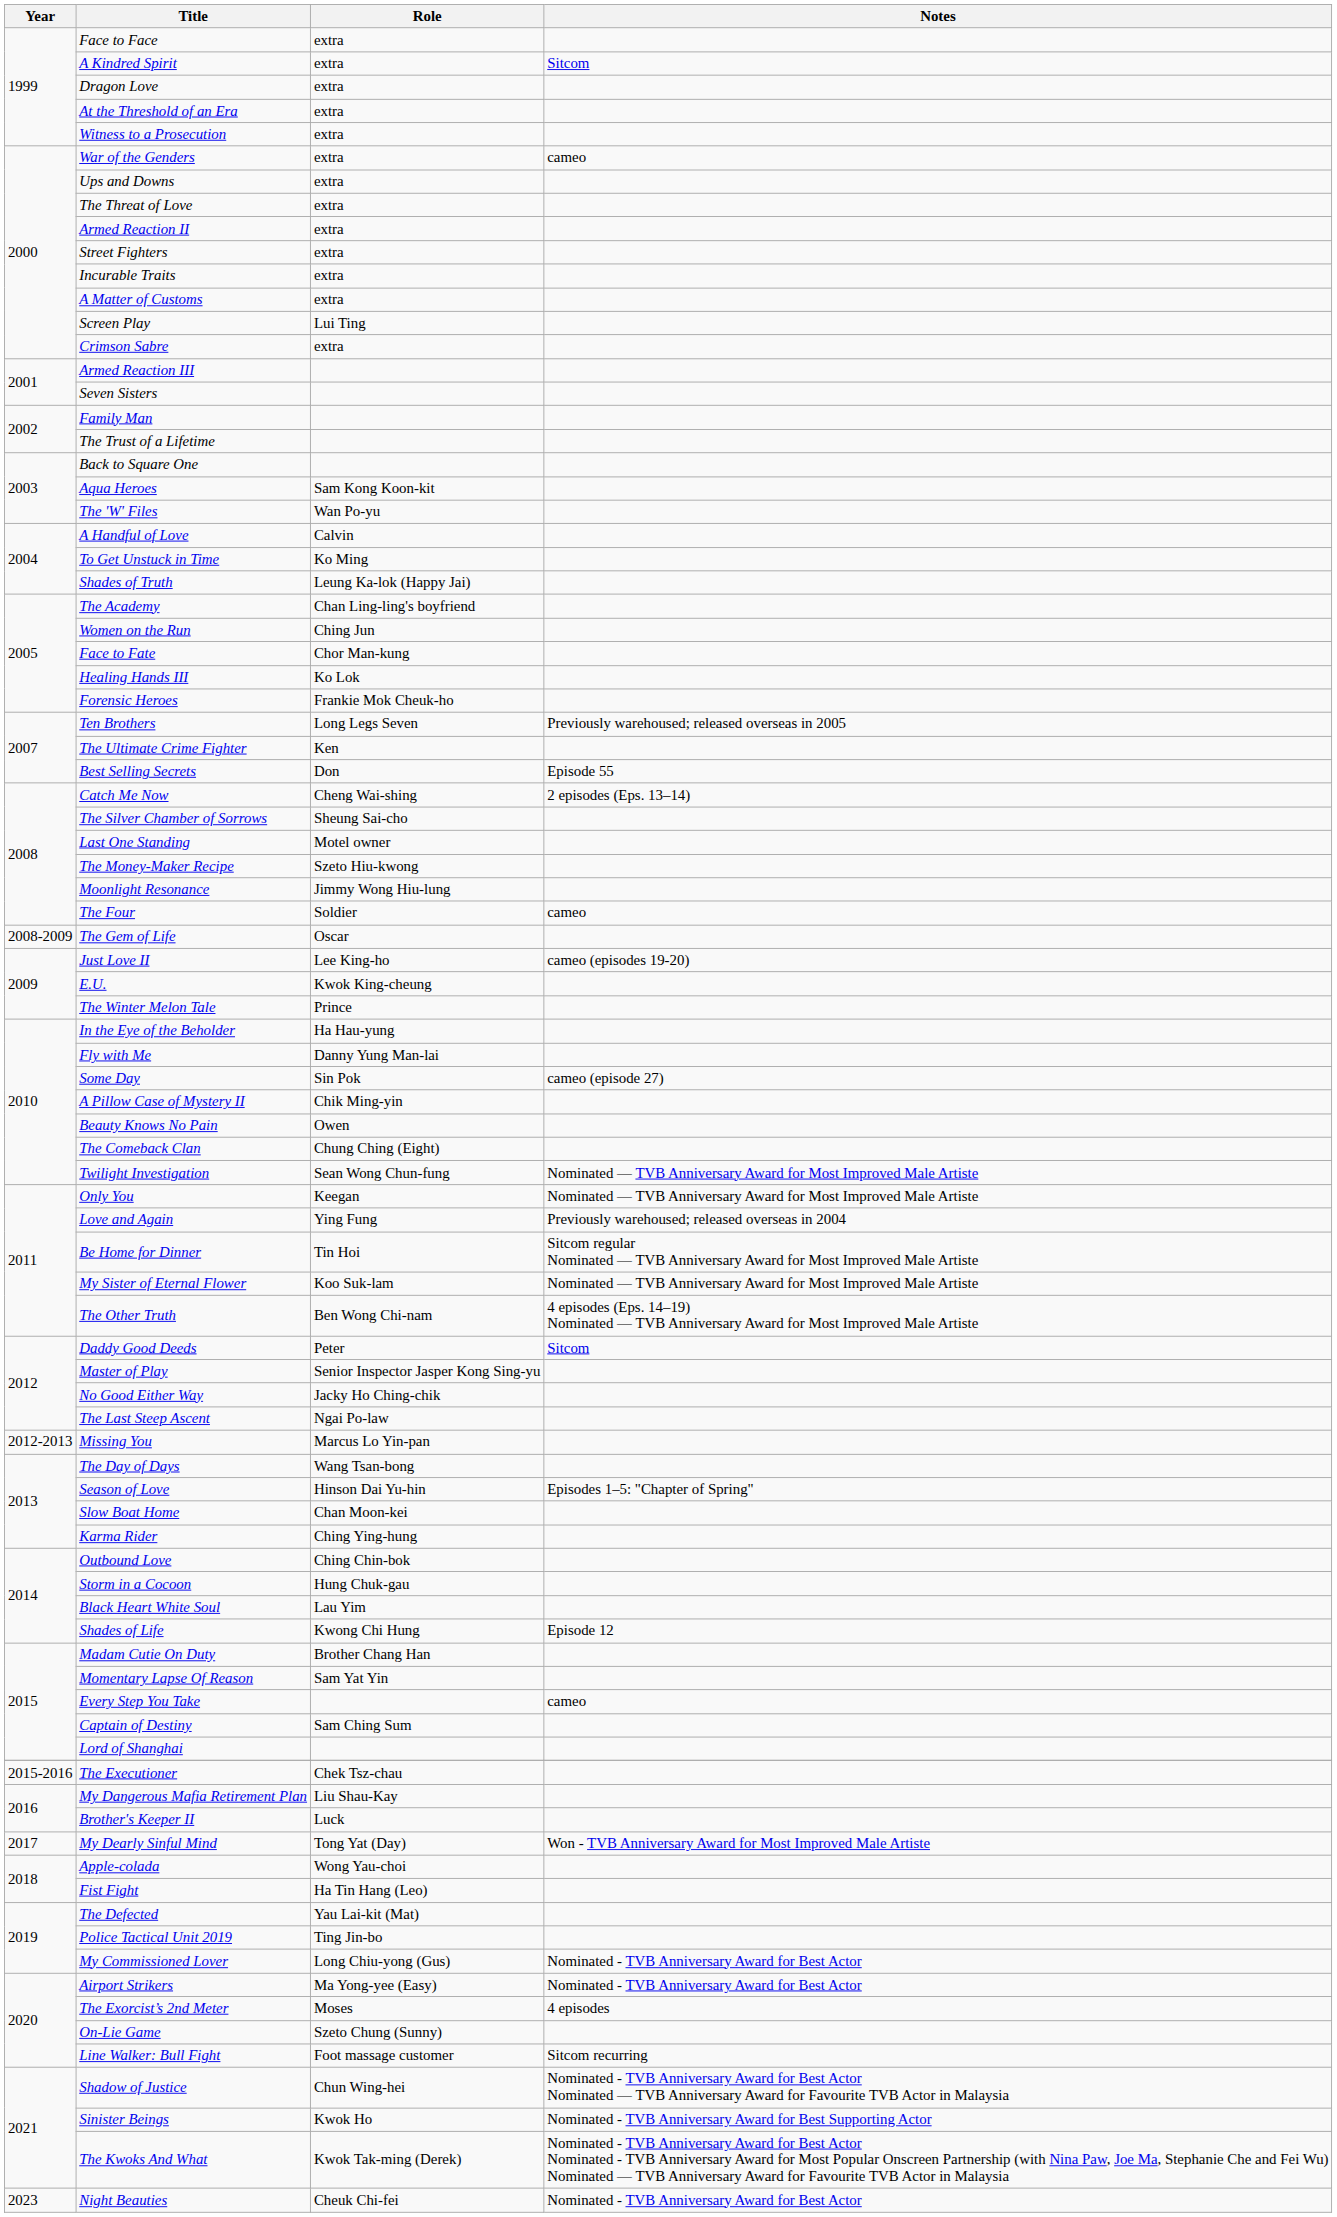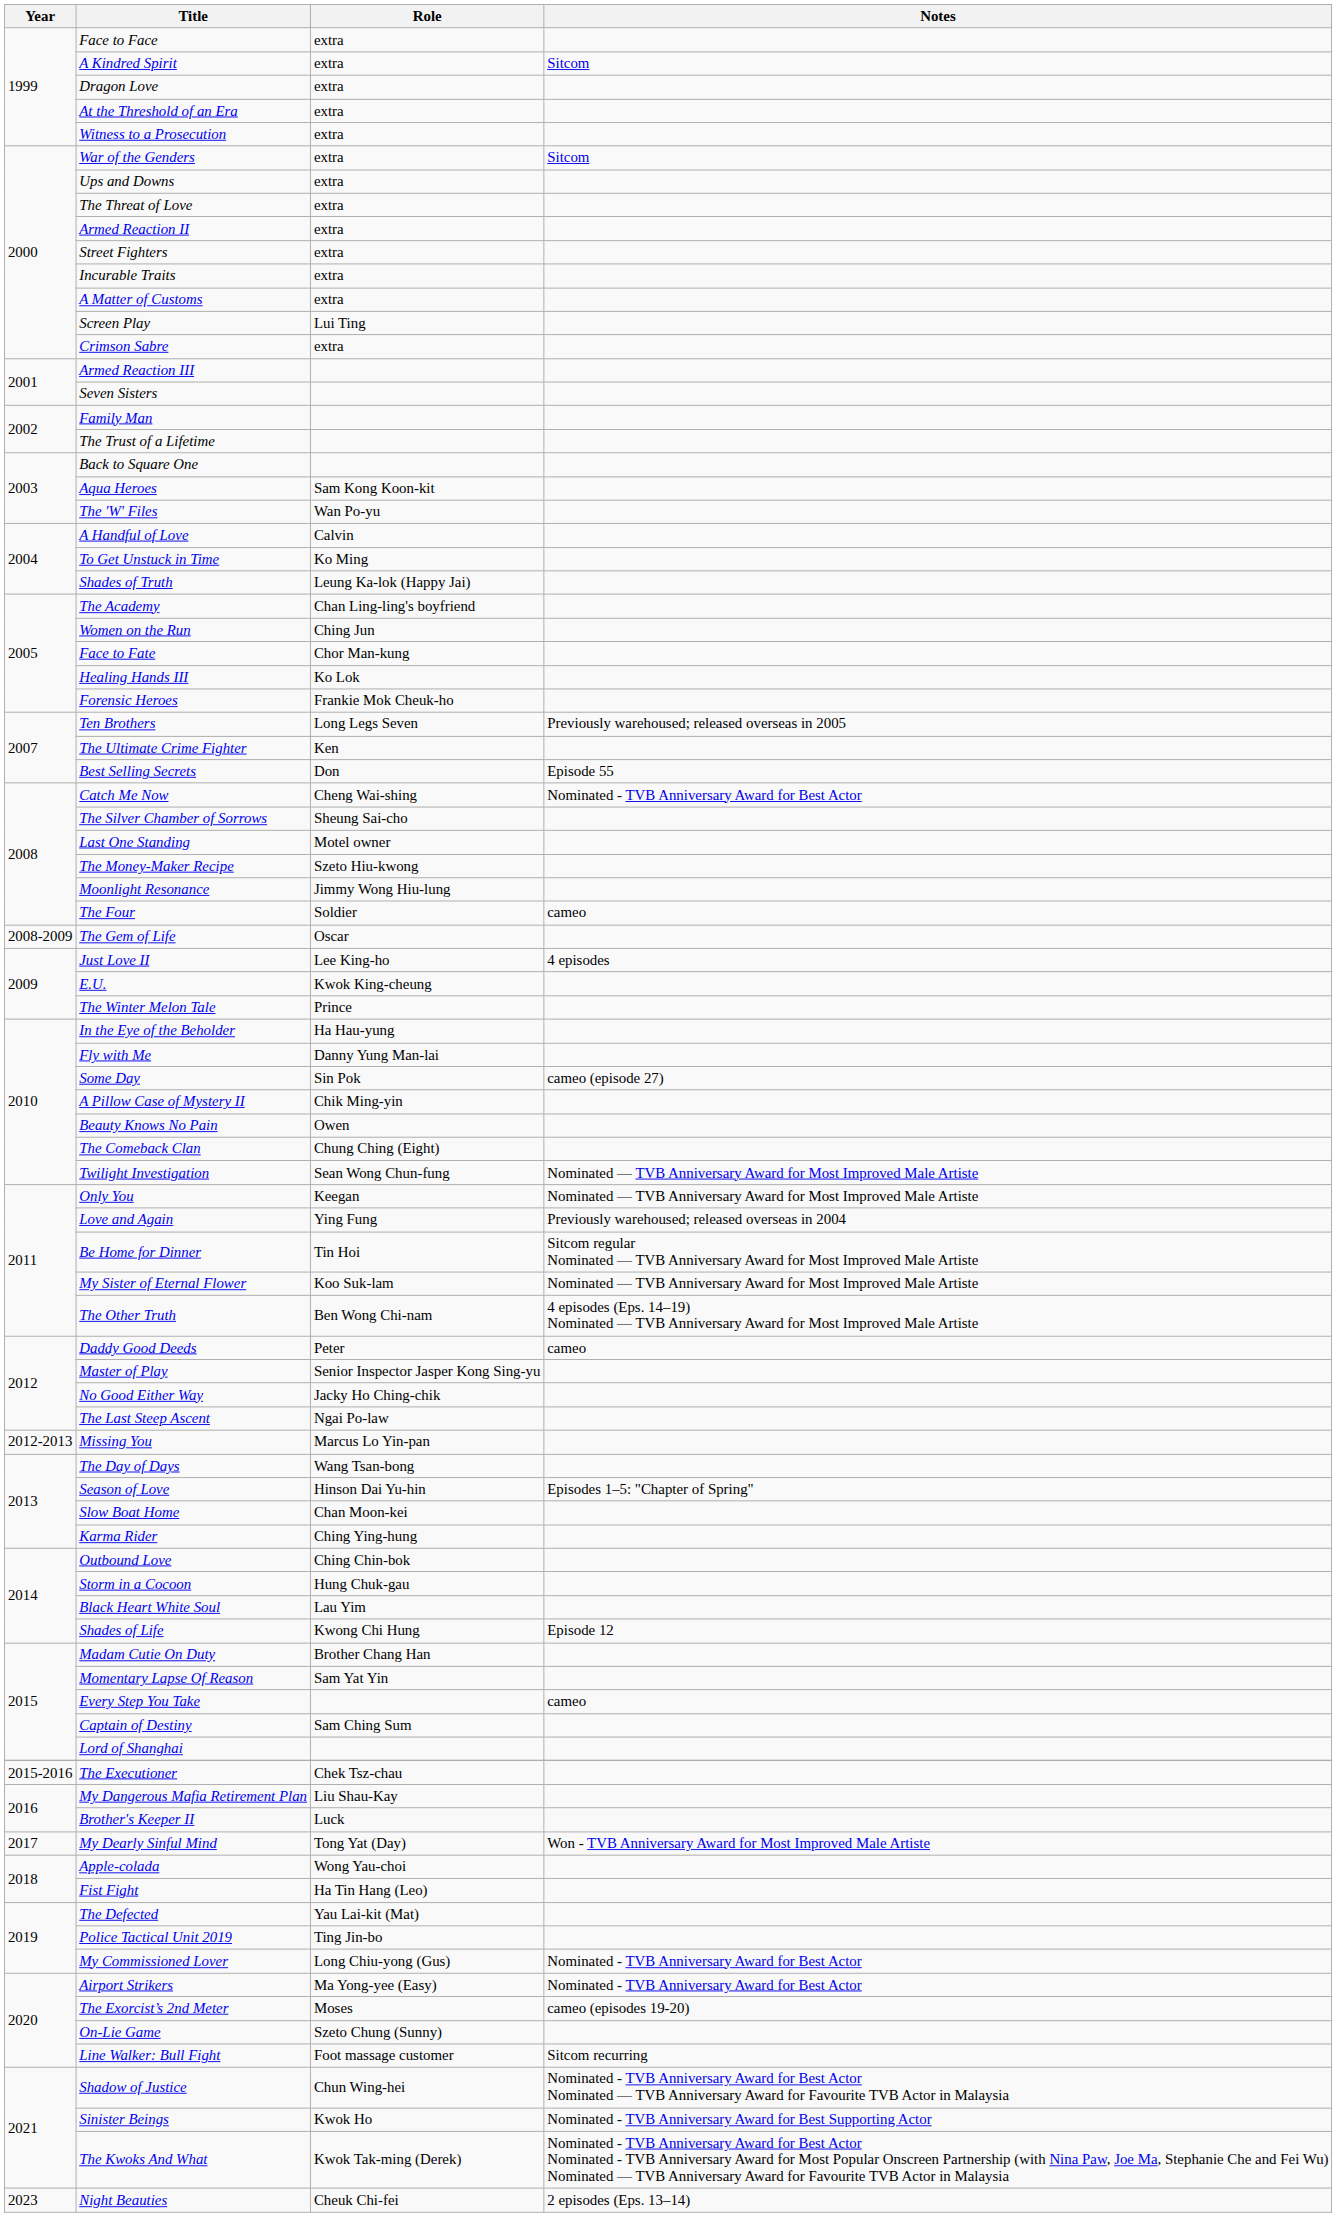(567, 157) cameo -> (568, 157) Sitcom
(619, 795) 2 episodes (Eps. 13–14) -> (705, 795) Nominated - TVB Anniversary Award for Best Actor
(618, 960) cameo (episodes 19-20) -> (578, 960) 4 episodes
(568, 1347) Sitcom -> (567, 1347) cameo
(578, 2008) 4 episodes -> (618, 2008) cameo (episodes 19-20)
(705, 2200) Nominated - TVB Anniversary Award for Best Actor -> (619, 2200) 2 episodes (Eps. 13–14)
